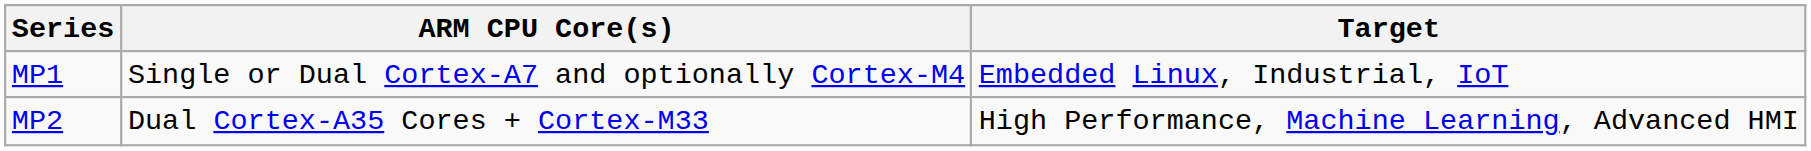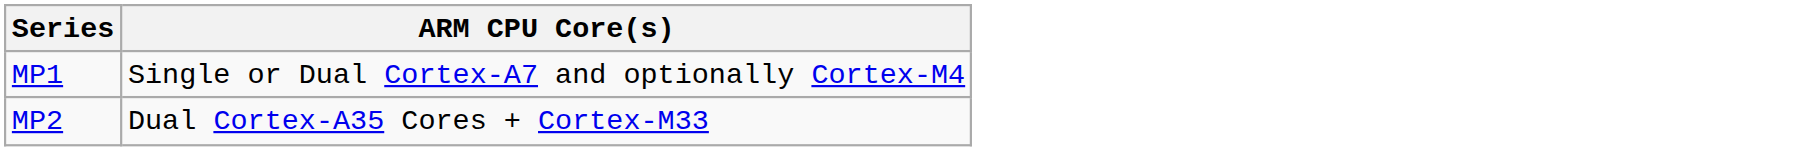- column: (1389, 28)
